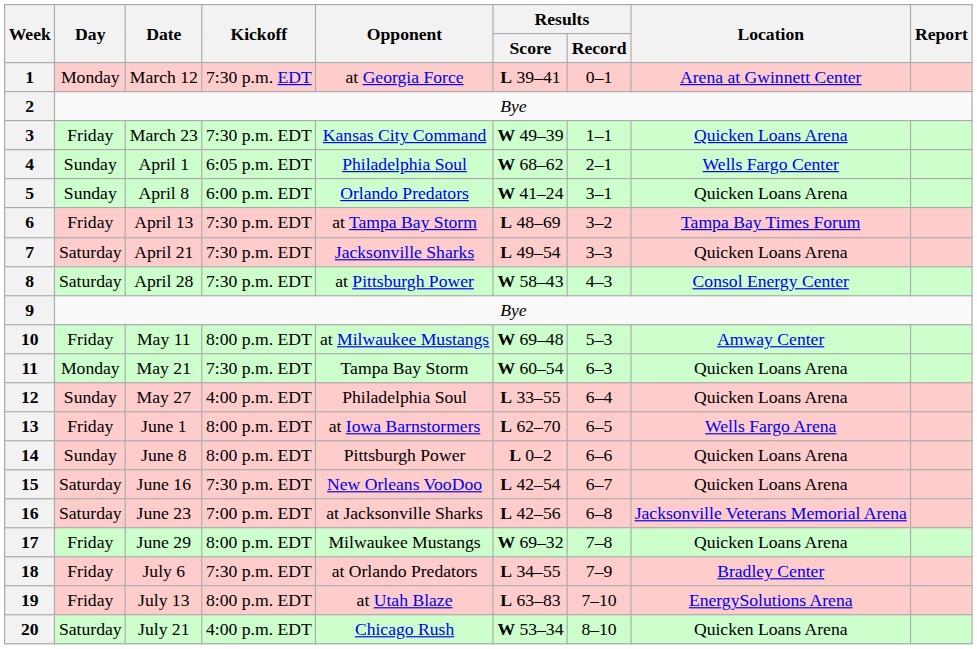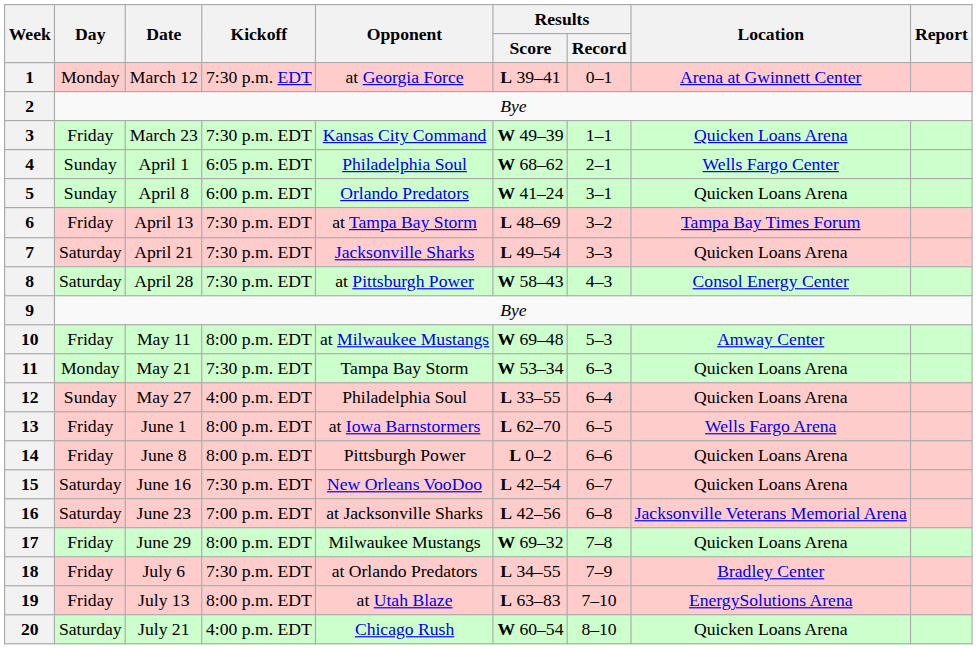(530, 368) W 60–54 -> (530, 368) W 53–34
(90, 455) Sunday -> (90, 455) Friday
(530, 629) W 53–34 -> (530, 629) W 60–54
